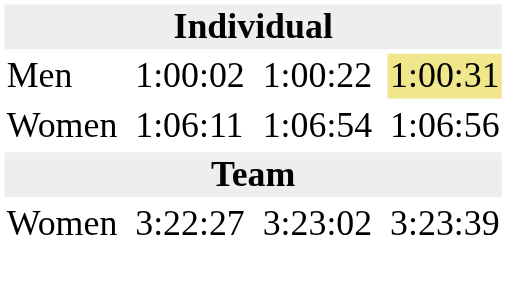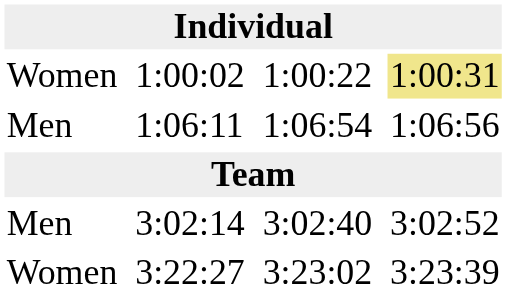(40, 75) Men -> (62, 75) Women
(62, 124) Women -> (40, 124) Men
+ row: (190, 223)
